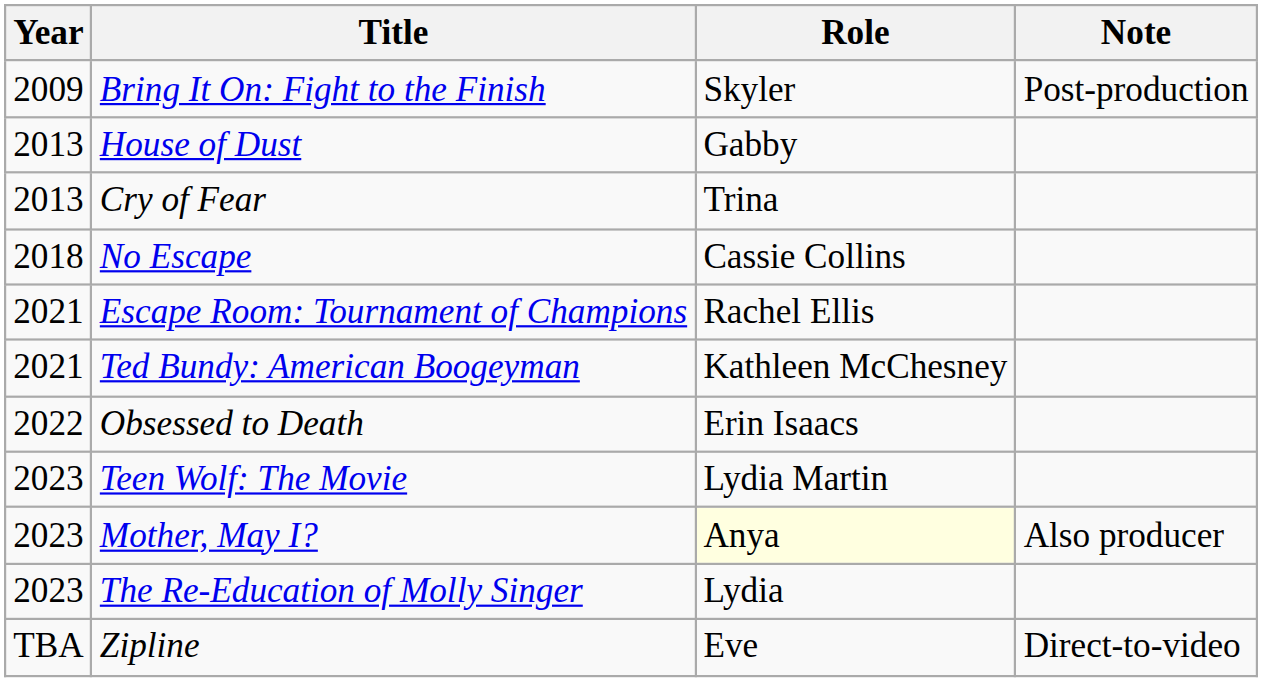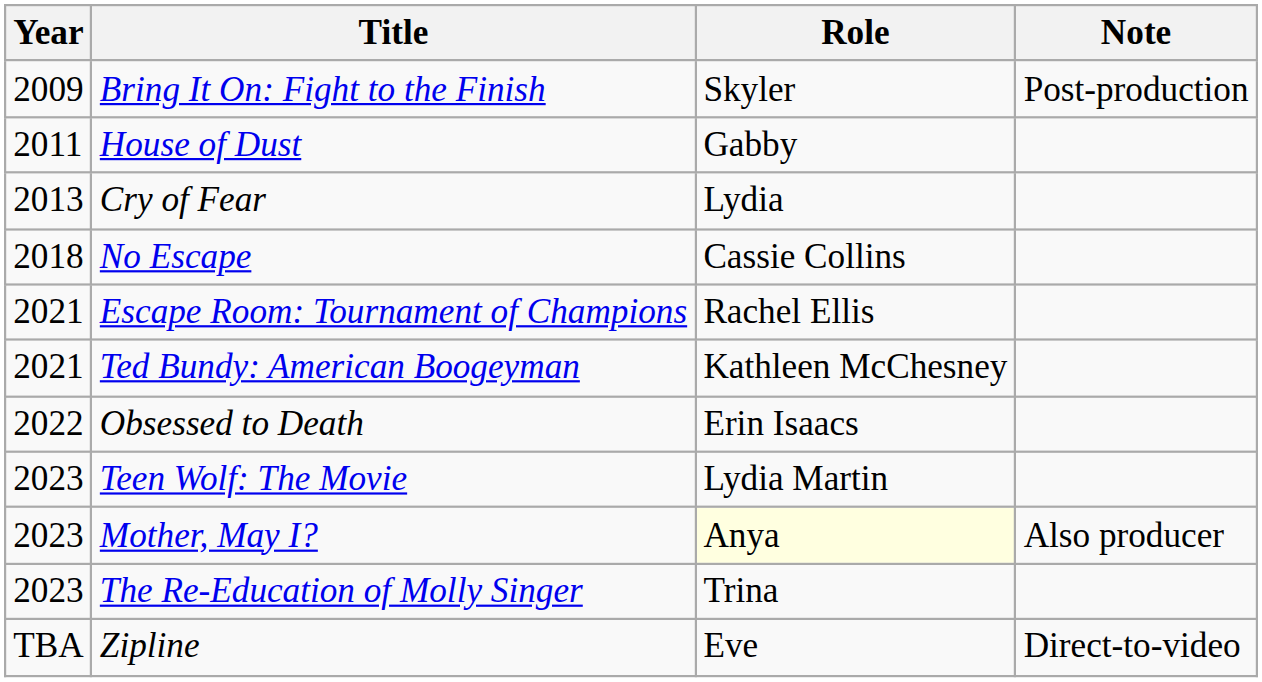(48, 144) 2013 -> (48, 144) 2011
(741, 199) Trina -> (743, 199) Lydia
(743, 590) Lydia -> (741, 590) Trina
